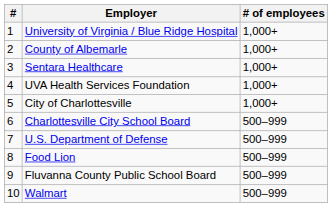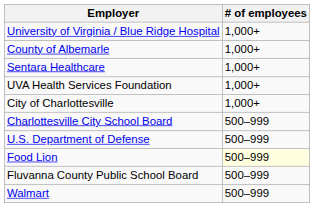- column: (13, 13)
(265, 157) no background -> (247, 157) lightyellow background
